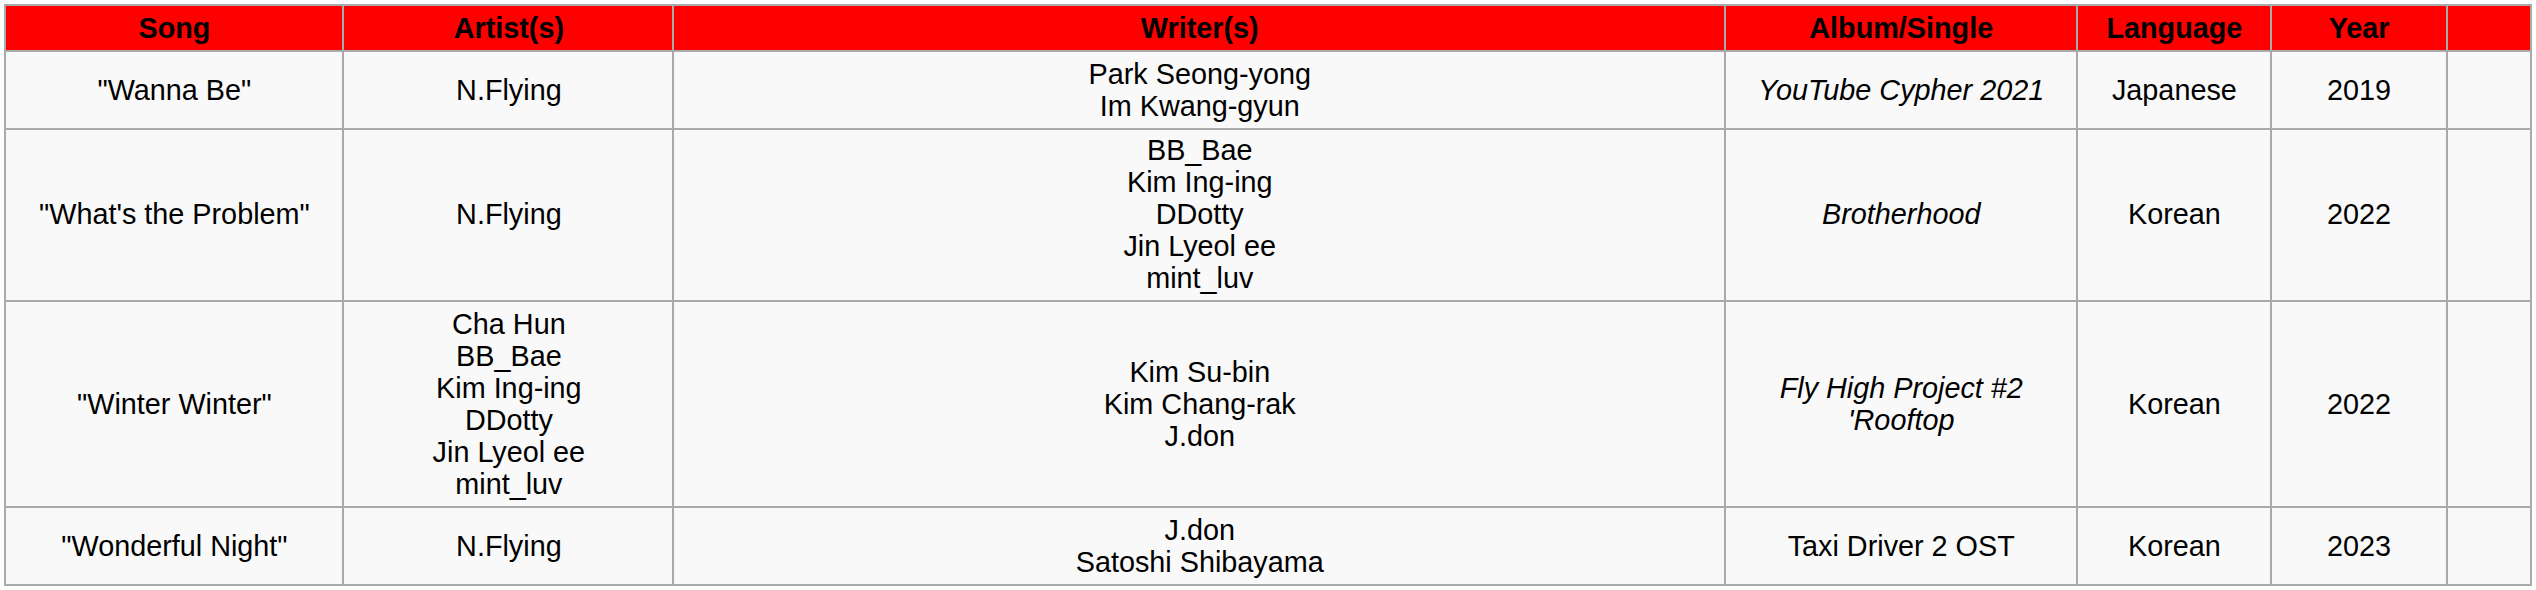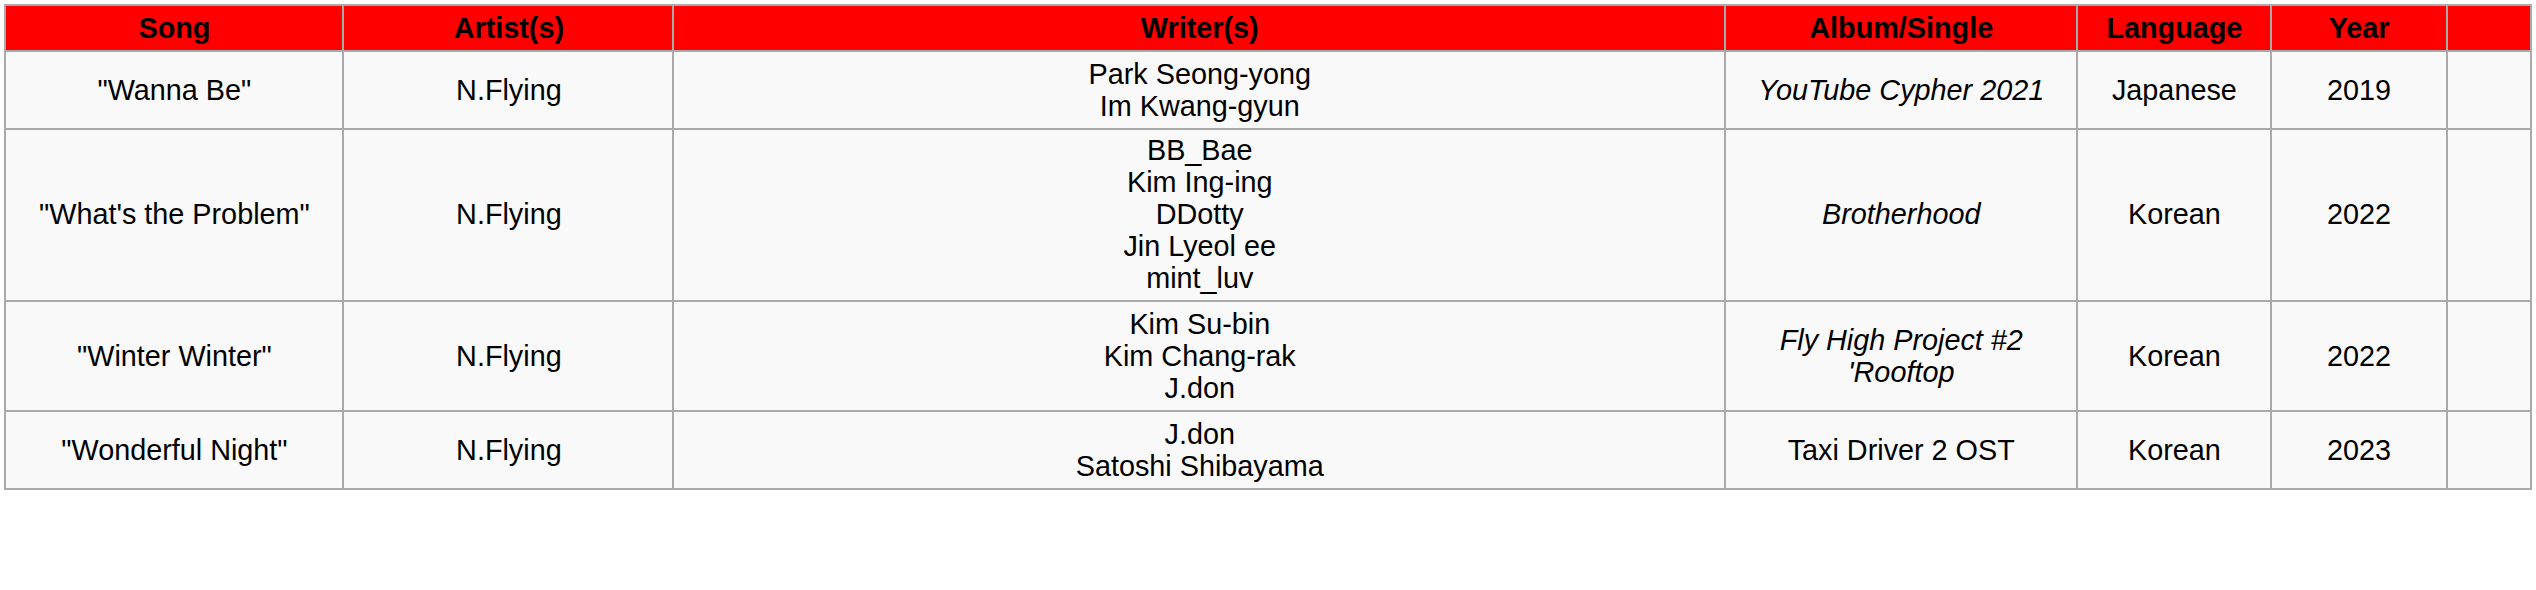(509, 404) Cha Hun BB_Bae Kim Ing-ing DDotty Jin Lyeol ee mint_luv -> (509, 356) N.Flying
